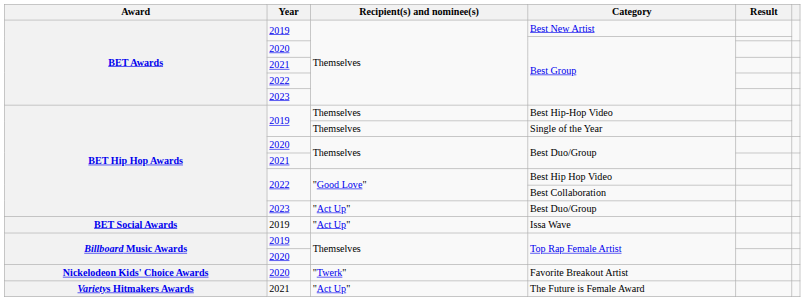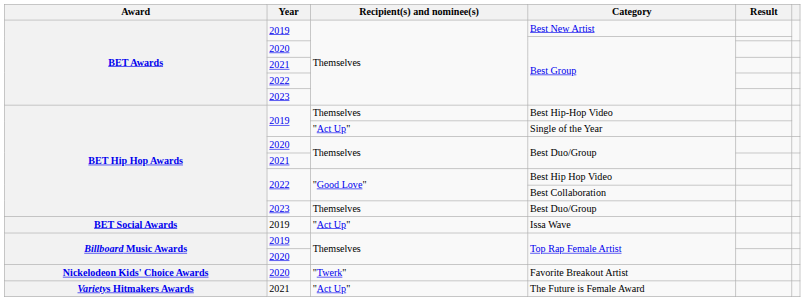(337, 129) Themselves -> (331, 129) "Act Up"
(331, 208) "Act Up" -> (337, 208) Themselves
